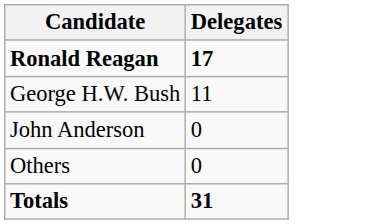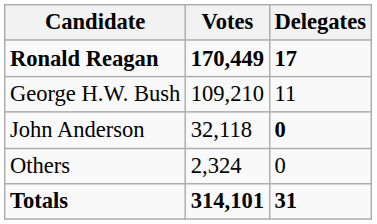+ column: (227, 22)
(196, 129) normal -> (280, 129) bold
